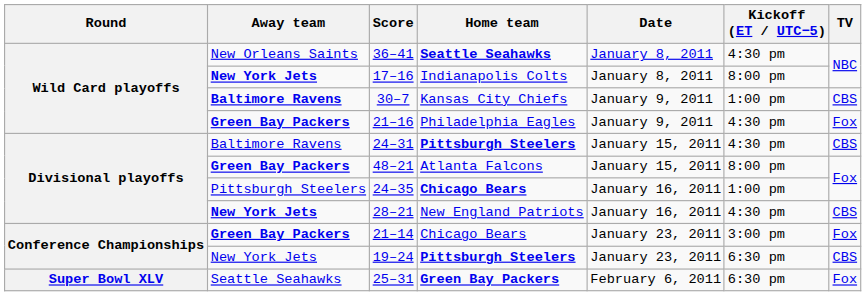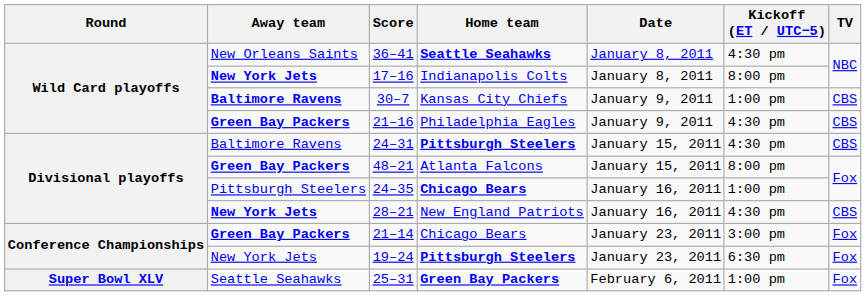(845, 122) Fox -> (845, 122) CBS
(845, 257) CBS -> (845, 257) Fox
(756, 280) 6:30 pm -> (756, 280) 1:00 pm
